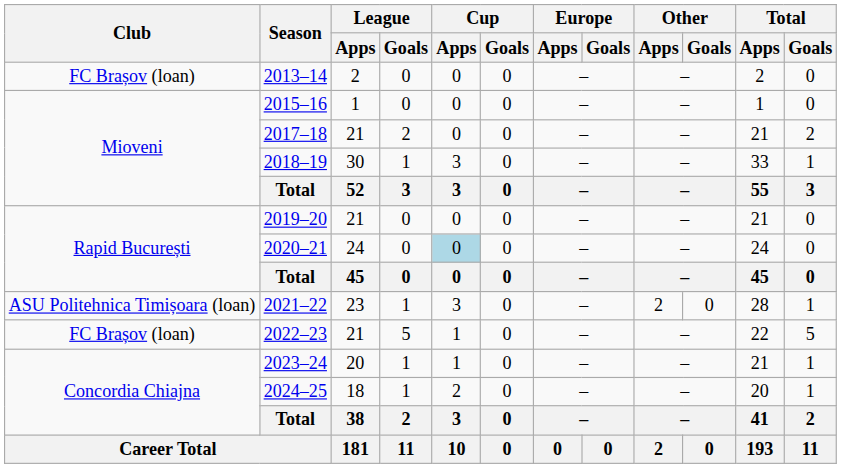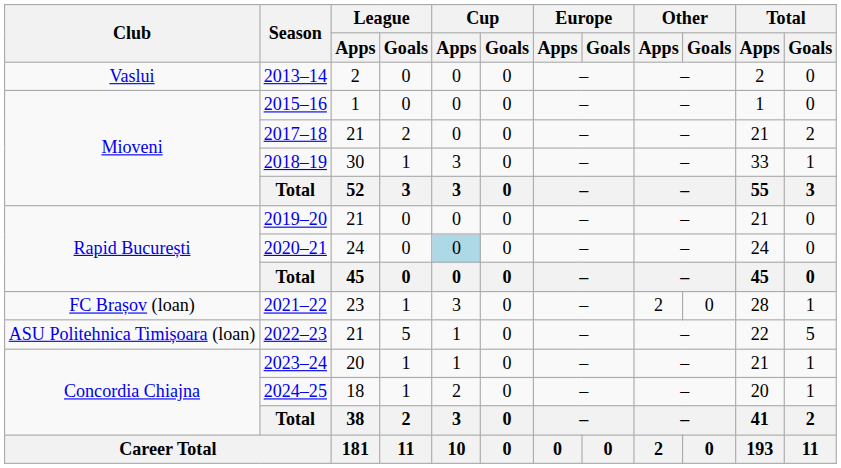(132, 76) FC Brașov (loan) -> (132, 76) Vaslui
(132, 305) ASU Politehnica Timișoara (loan) -> (132, 305) FC Brașov (loan)
(132, 334) FC Brașov (loan) -> (132, 334) ASU Politehnica Timișoara (loan)
